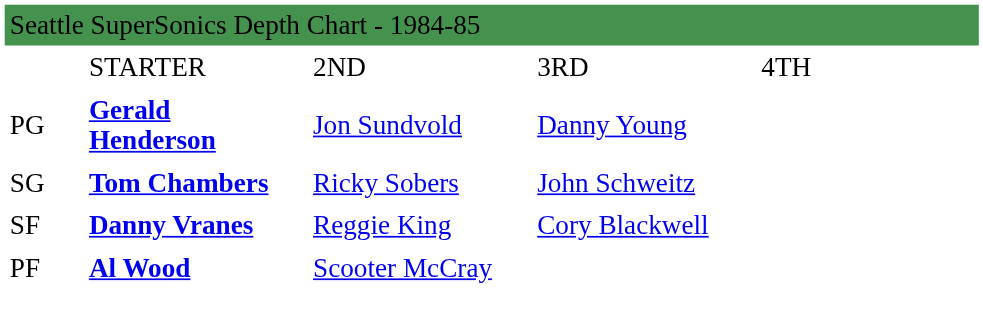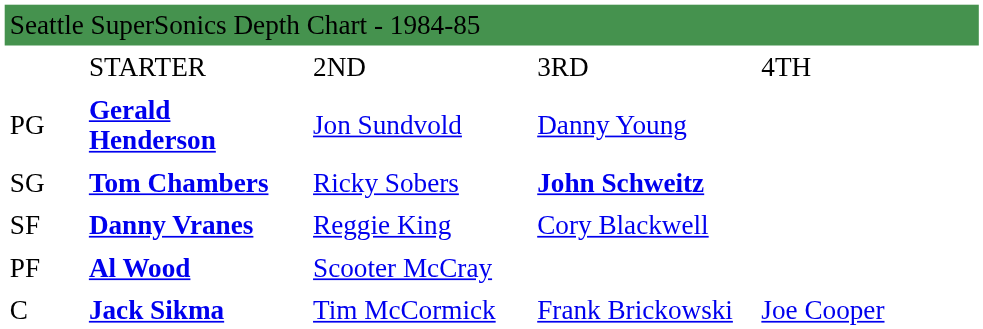(616, 182) normal -> (621, 182) bold
+ row: (19, 310)
